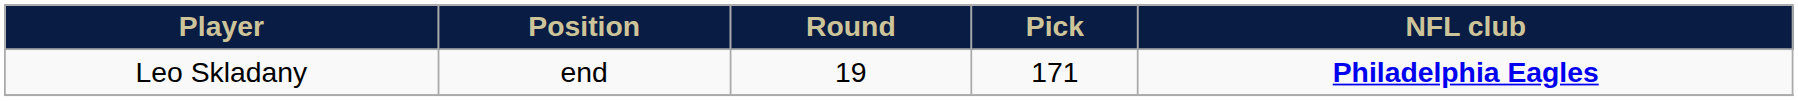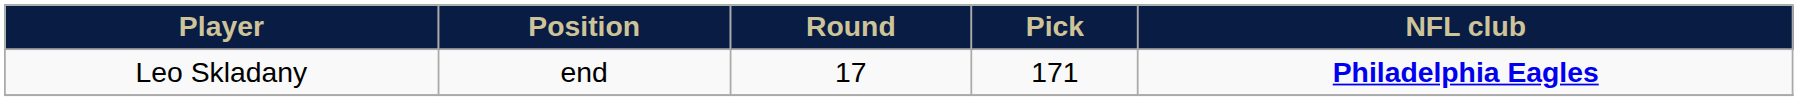(851, 71) 19 -> (851, 71) 17
